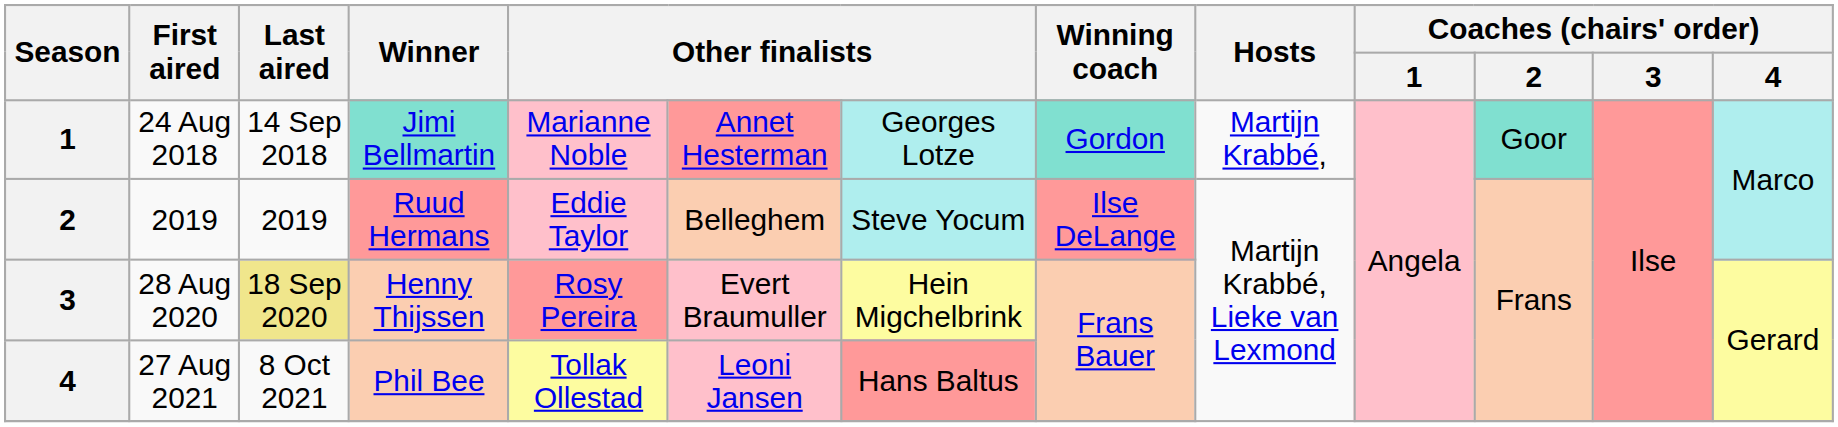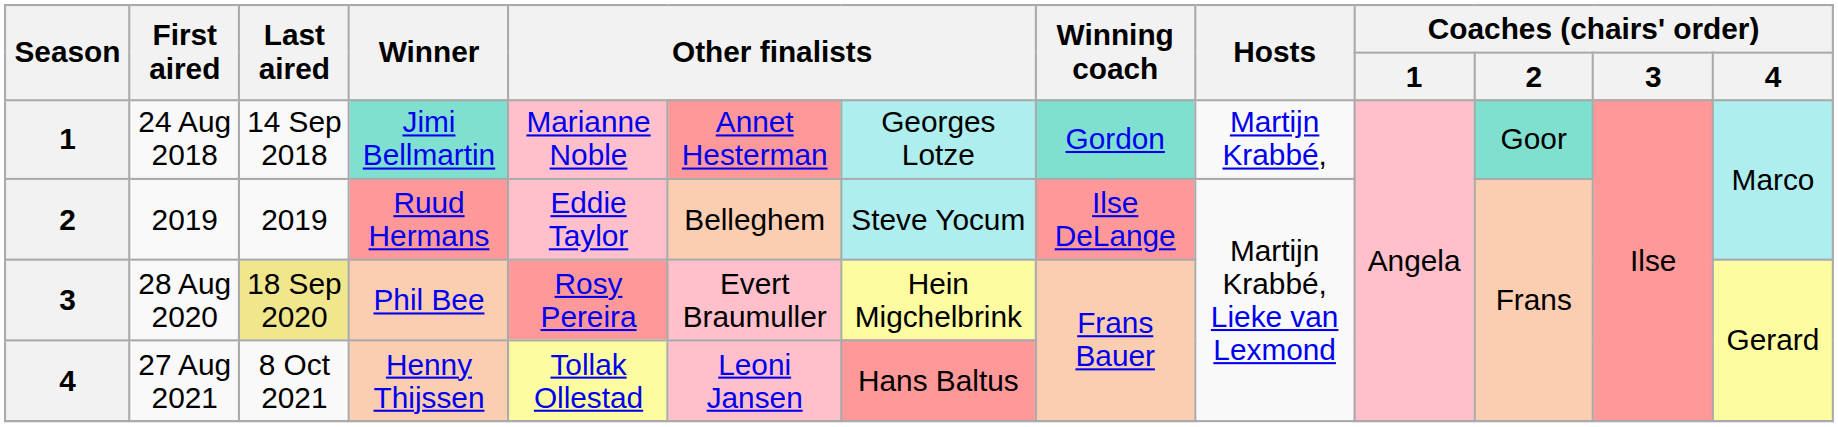(429, 300) Henny Thijssen -> (429, 300) Phil Bee
(429, 380) Phil Bee -> (429, 380) Henny Thijssen
